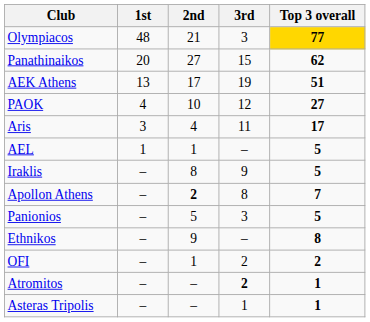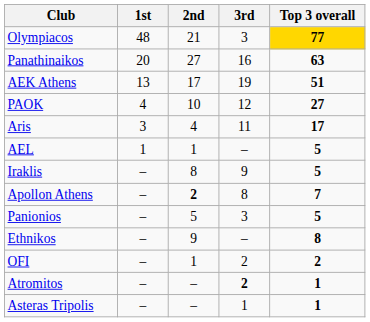(244, 60) 15 -> (244, 60) 16
(318, 60) 62 -> (318, 60) 63
